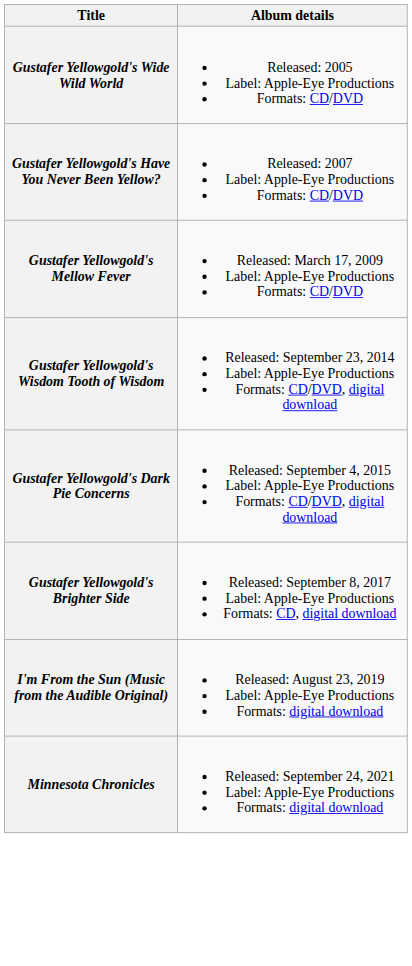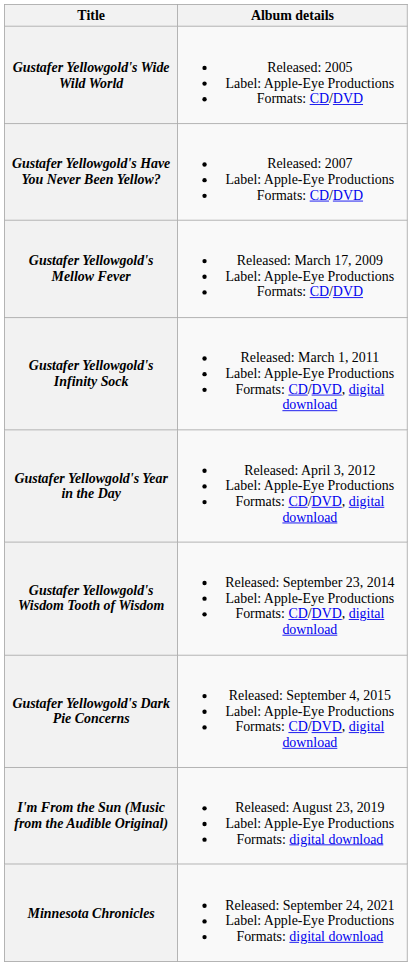+ row: (91, 373)
+ row: (91, 486)
- row: (91, 590)
